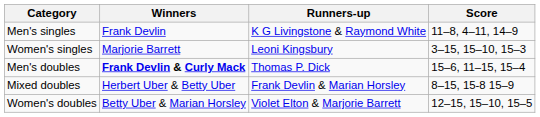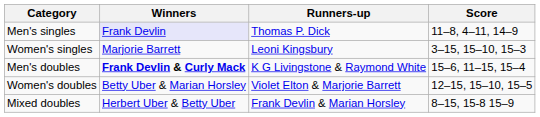(134, 31) no background -> (134, 31) lavender background
(339, 31) K G Livingstone & Raymond White -> (291, 31) Thomas P. Dick
(291, 67) Thomas P. Dick -> (339, 67) K G Livingstone & Raymond White
rows swapped: (52, 103) <-> (44, 85)
